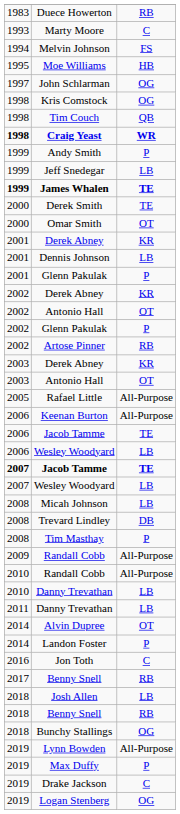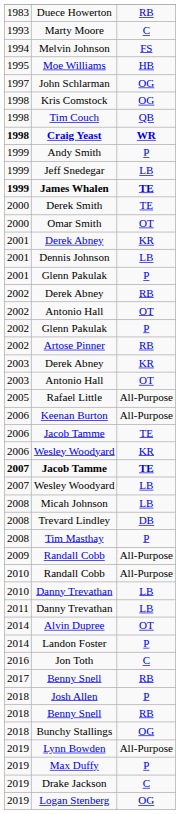(146, 293) KR -> (146, 293) RB
(146, 450) LB -> (146, 450) KR
(146, 696) LB -> (146, 696) P
